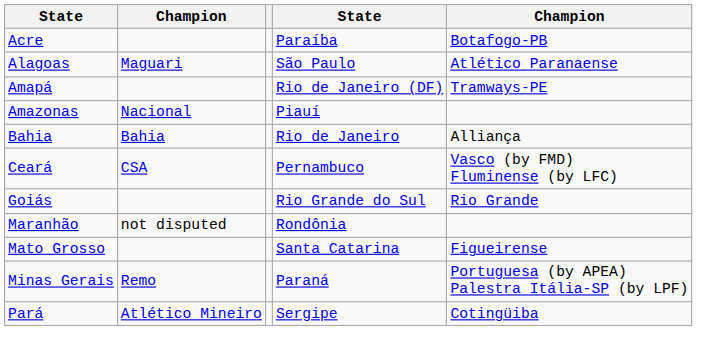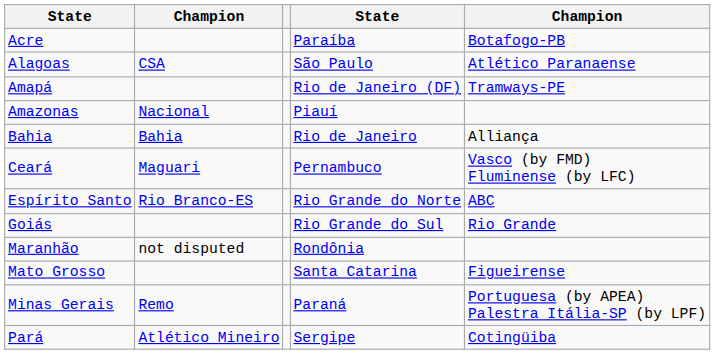(152, 64) Maguari -> (152, 64) CSA
(134, 169) CSA -> (169, 169) Maguari
+ row: (70, 201)
